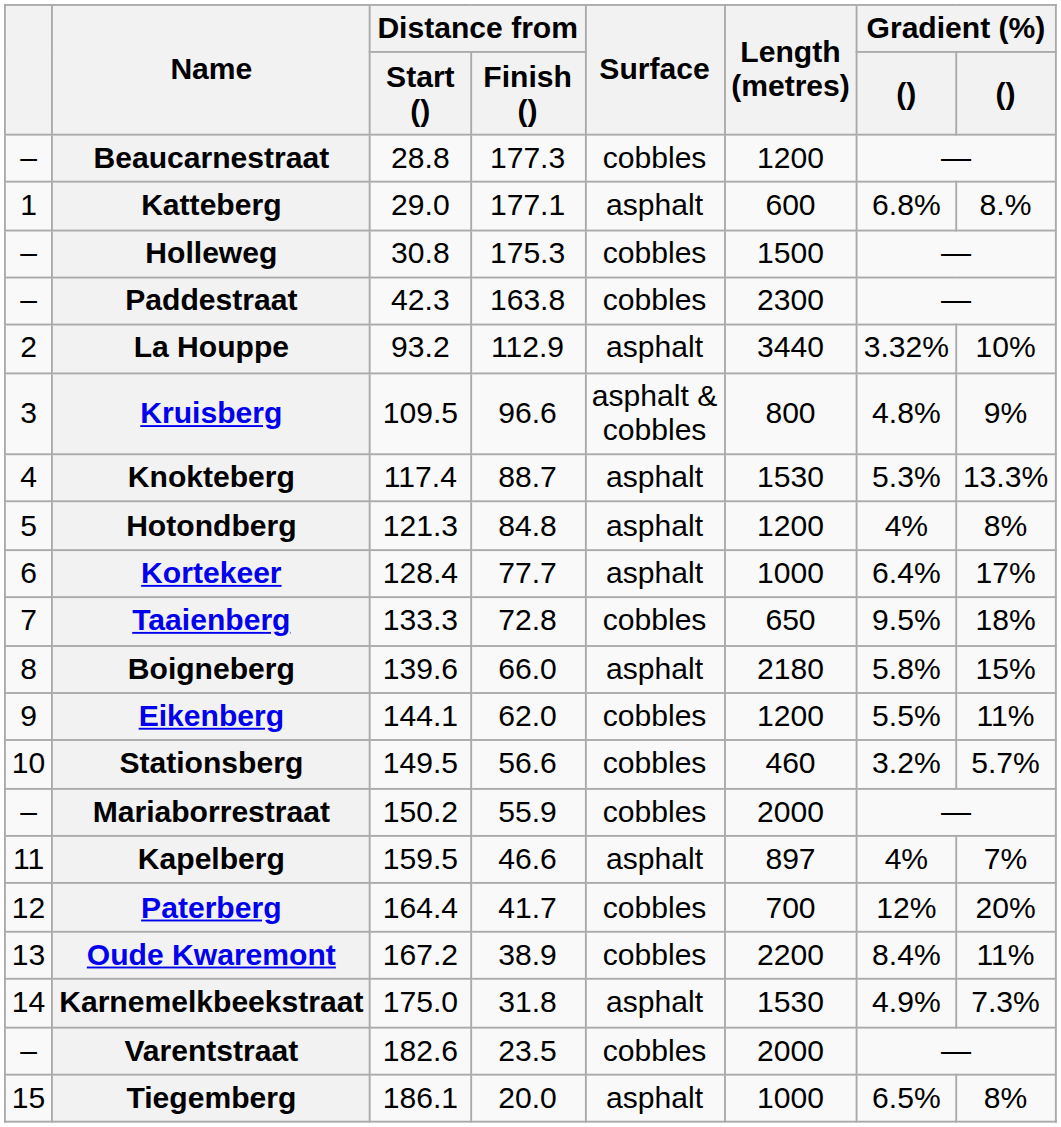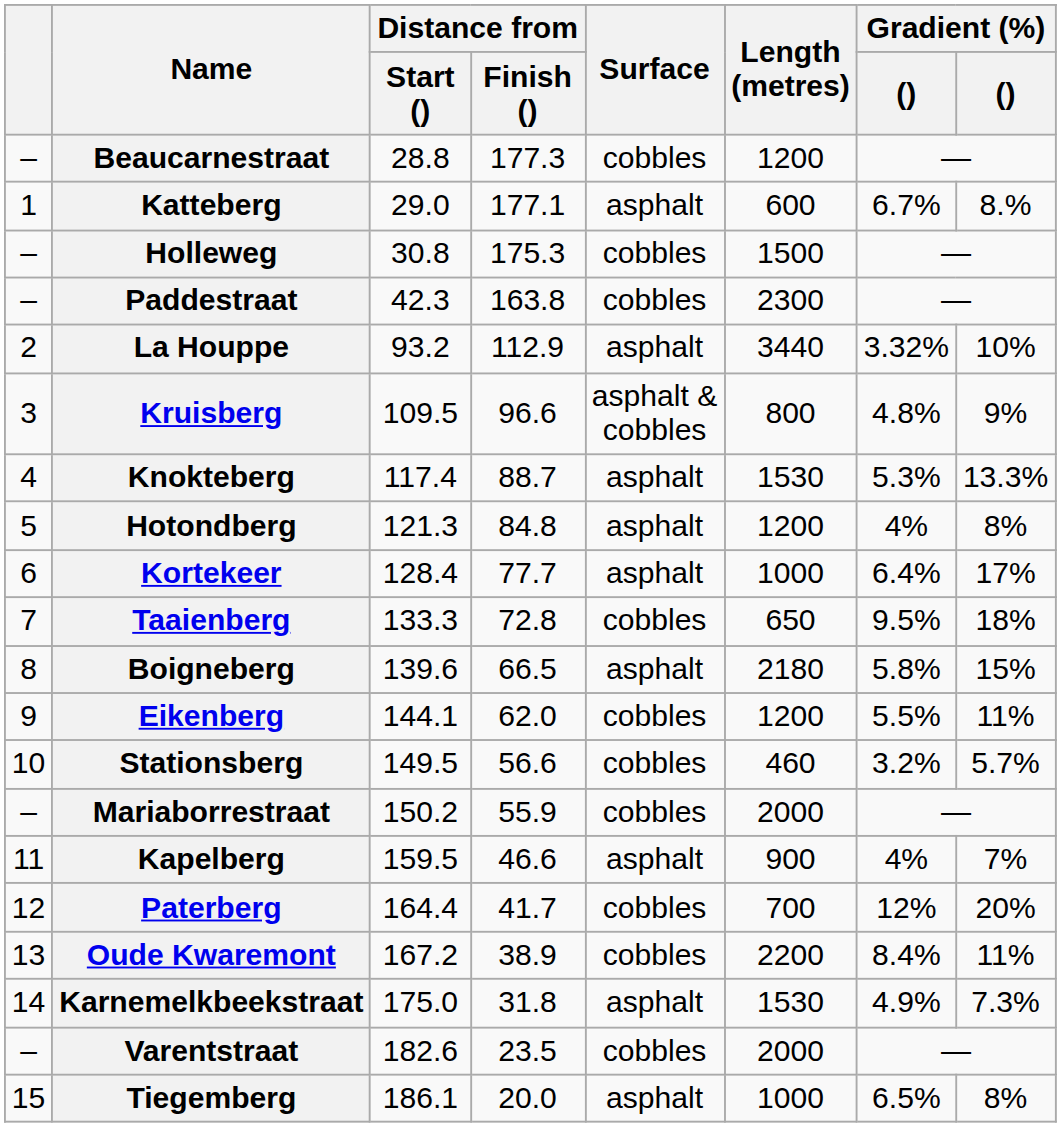(906, 205) 6.8% -> (906, 205) 6.7%
(528, 668) 66.0 -> (528, 668) 66.5
(791, 859) 897 -> (791, 859) 900
